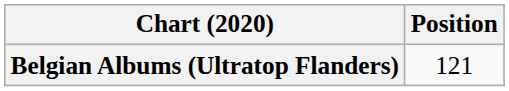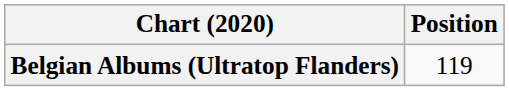(454, 64) 121 -> (454, 64) 119
